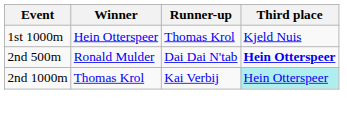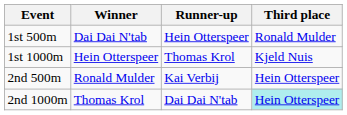+ row: (32, 36)
(201, 57) Dai Dai N'tab -> (192, 78) Kai Verbij
(290, 57) bold -> (297, 78) normal
(192, 78) Kai Verbij -> (201, 99) Dai Dai N'tab
